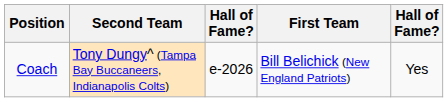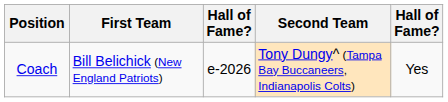columns swapped: (324, 23) <-> (137, 23)
